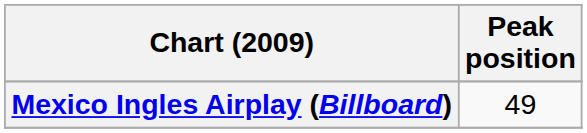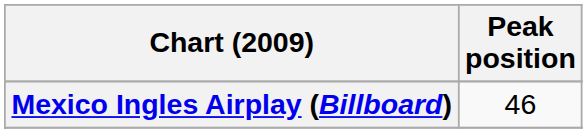(520, 104) 49 -> (520, 104) 46
